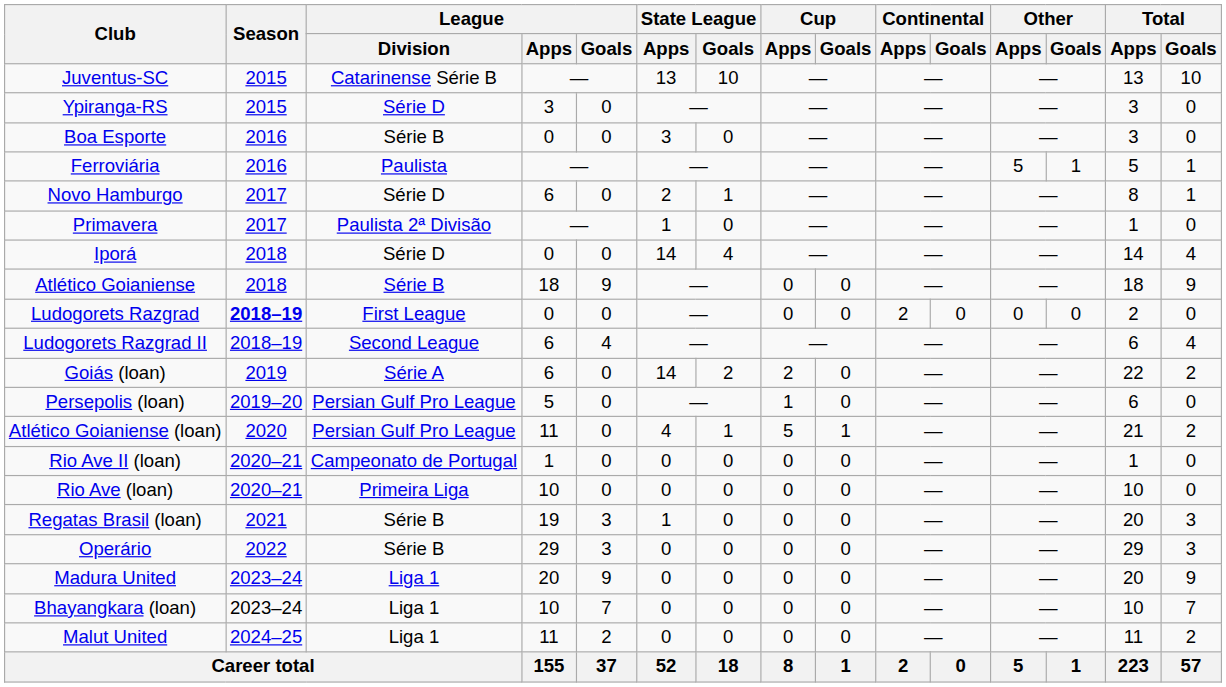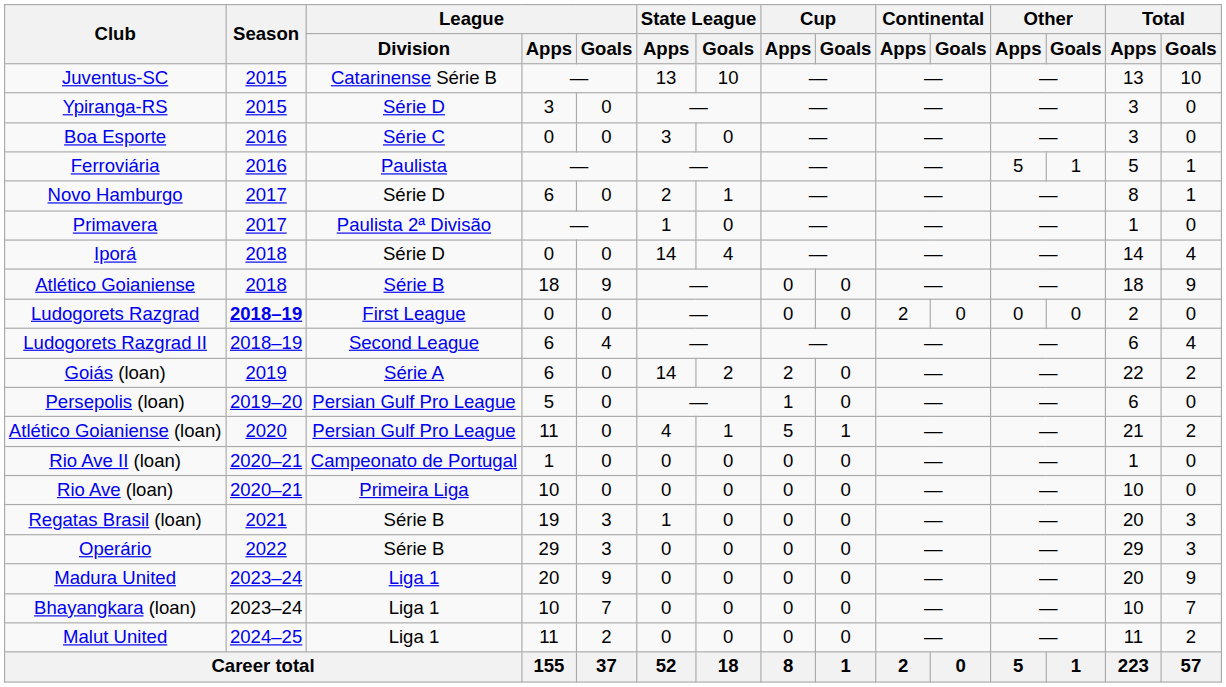(414, 136) Série B -> (414, 136) Série C
